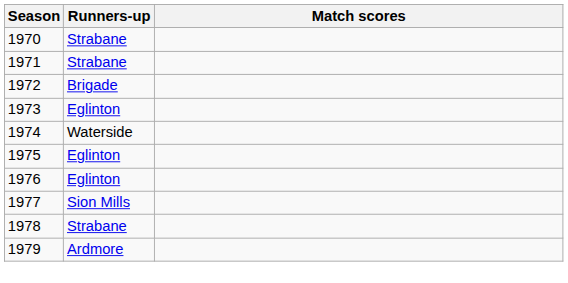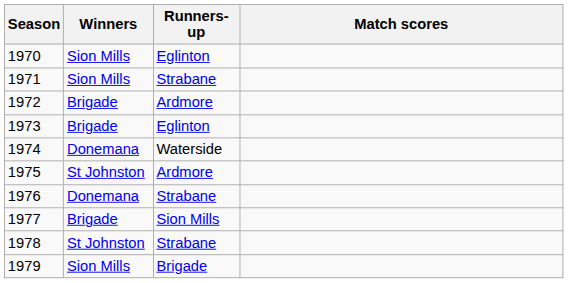+ column: (108, 24)
(97, 39) Strabane -> (183, 56) Eglinton
(92, 86) Brigade -> (185, 102) Ardmore
(94, 156) Eglinton -> (185, 172) Ardmore
(94, 179) Eglinton -> (186, 196) Strabane
(95, 249) Ardmore -> (182, 266) Brigade
